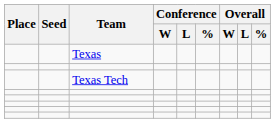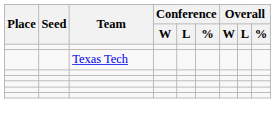- row: (21, 54)
